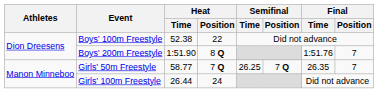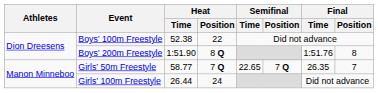(354, 53) 7 -> (354, 53) 8
(250, 67) 26.25 -> (250, 67) 22.65
